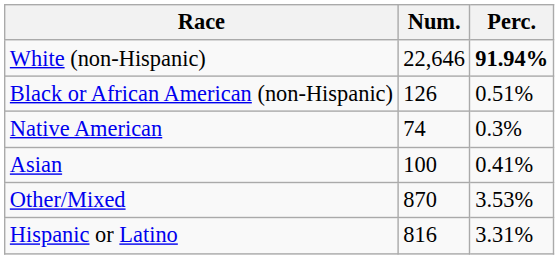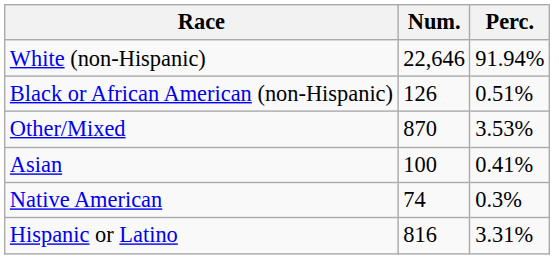(512, 57) bold -> (510, 57) normal
rows swapped: (86, 128) <-> (68, 199)
